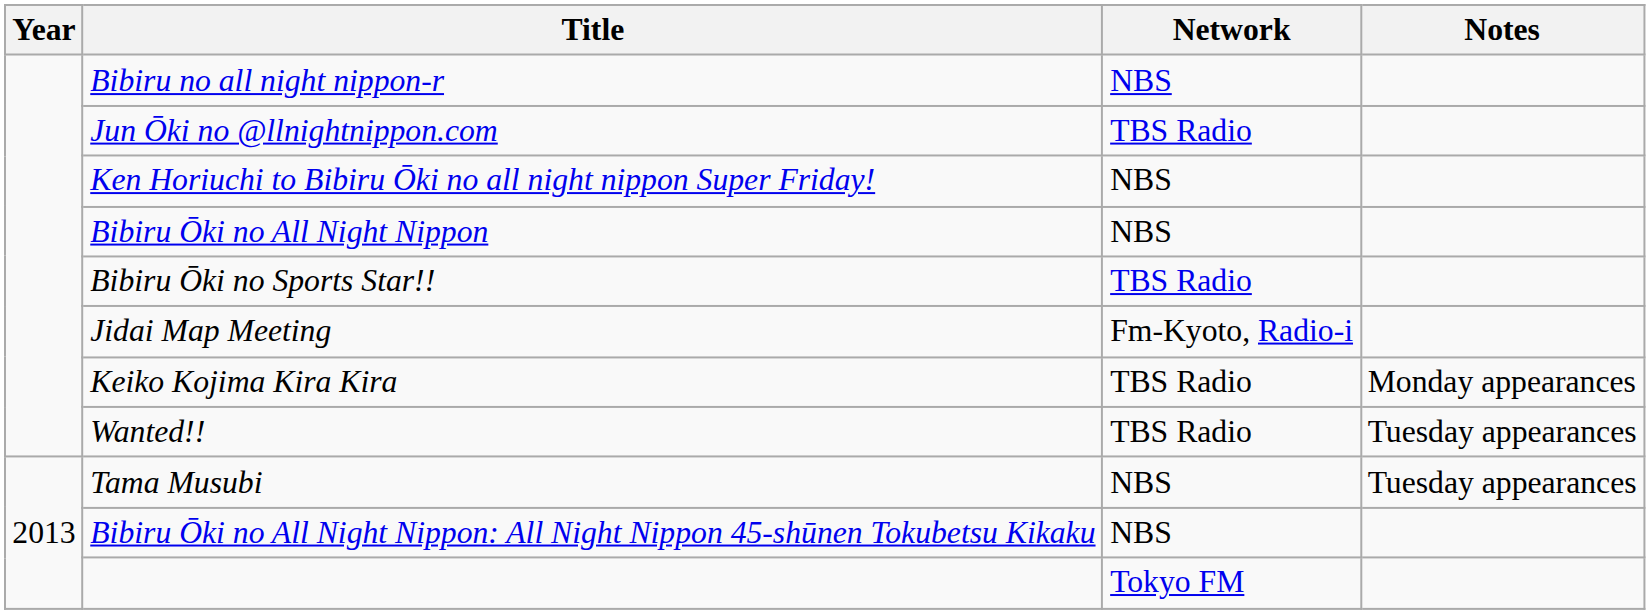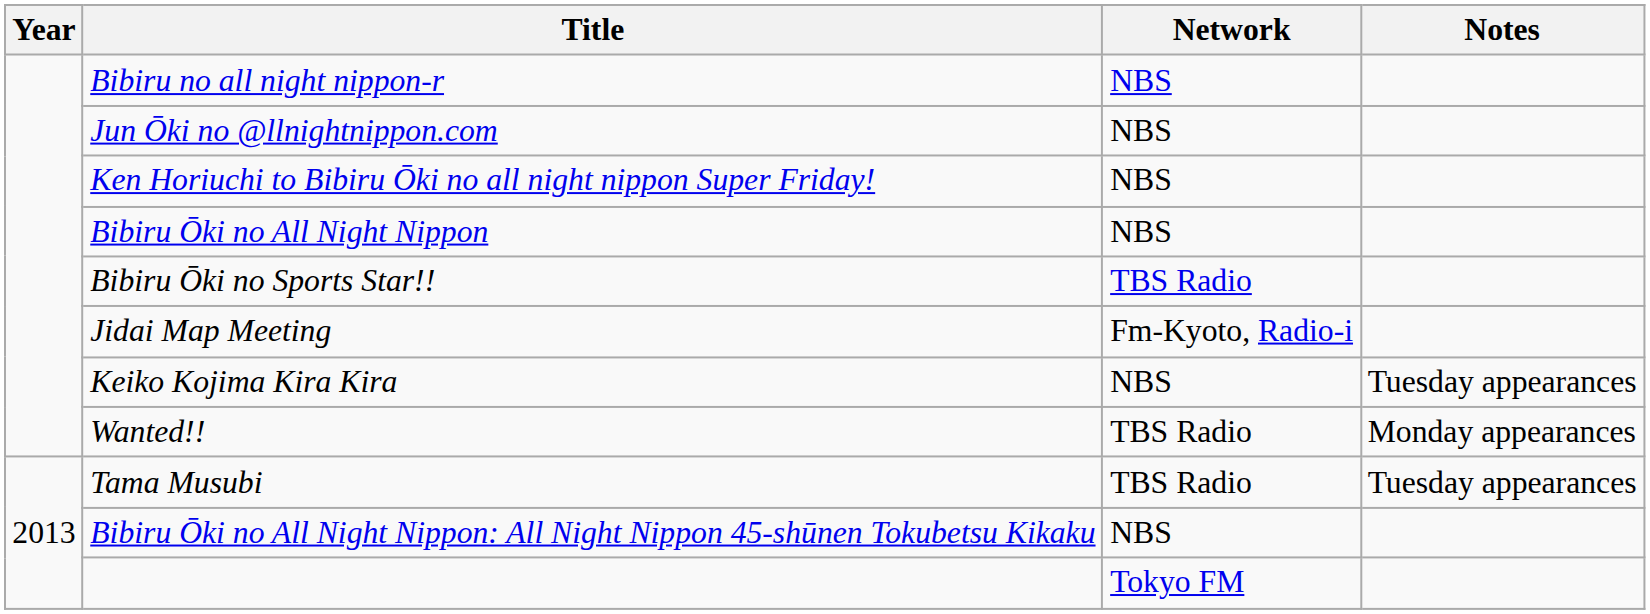(1181, 130) TBS Radio -> (1141, 130) NBS
(1181, 381) TBS Radio -> (1141, 381) NBS
(1502, 381) Monday appearances -> (1502, 381) Tuesday appearances
(1502, 431) Tuesday appearances -> (1502, 431) Monday appearances
(1141, 481) NBS -> (1181, 481) TBS Radio
